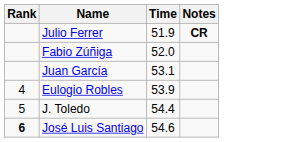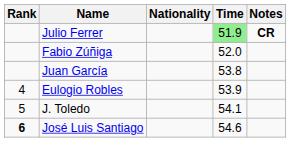+ column: (180, 14)
(163, 33) no background -> (230, 33) lightgreen background
(163, 71) 53.1 -> (230, 71) 53.8
(163, 109) 54.4 -> (230, 109) 54.1
